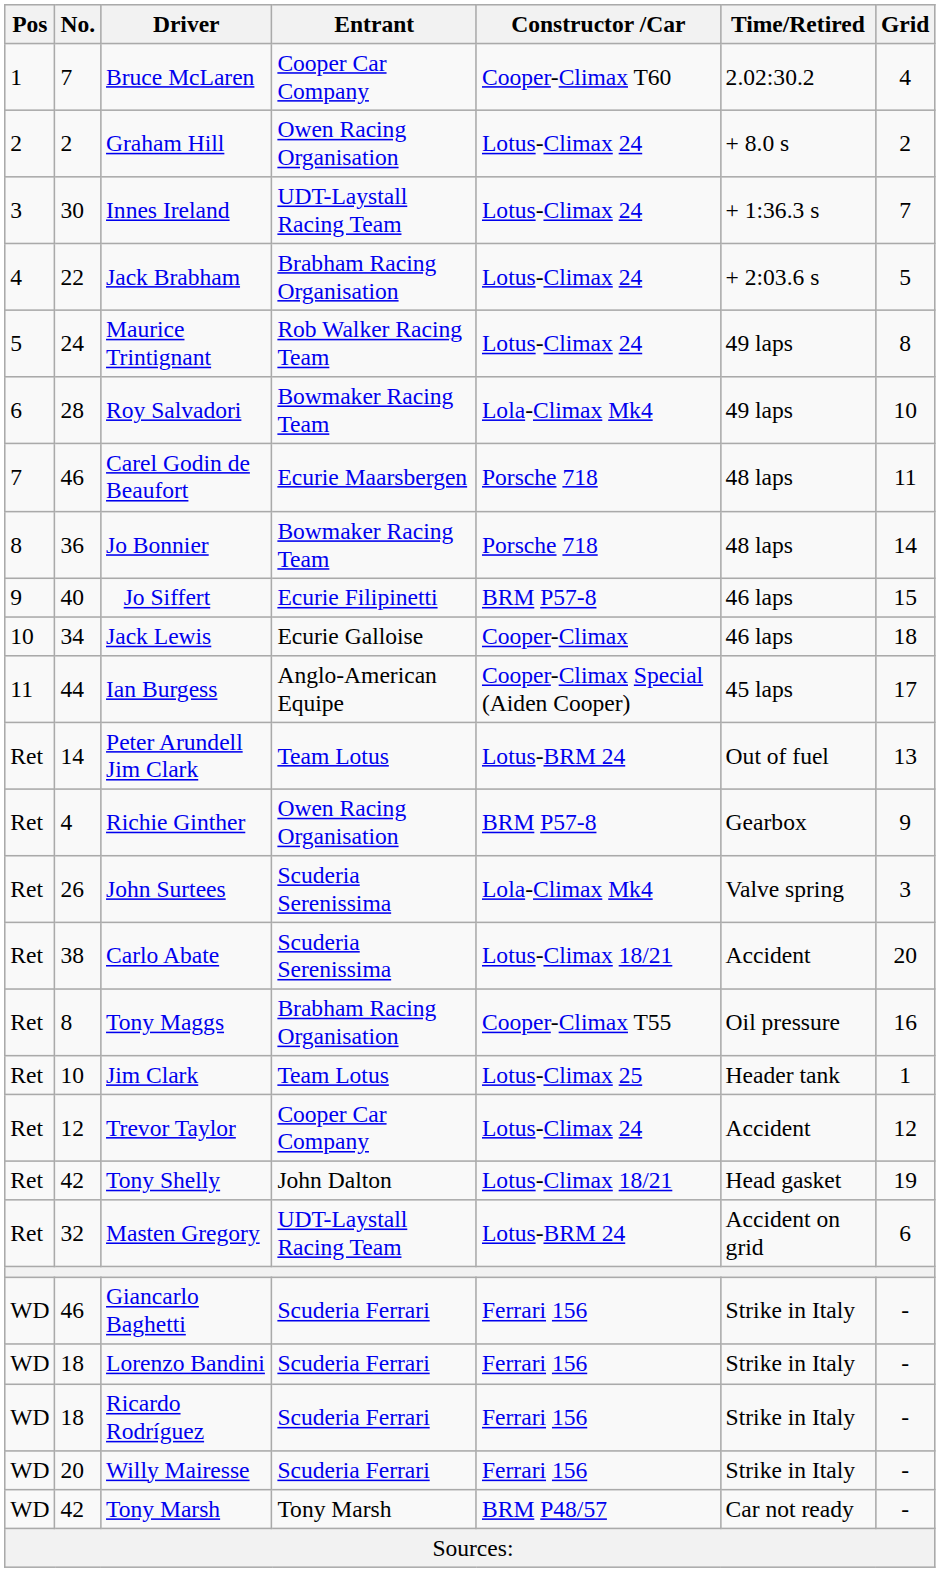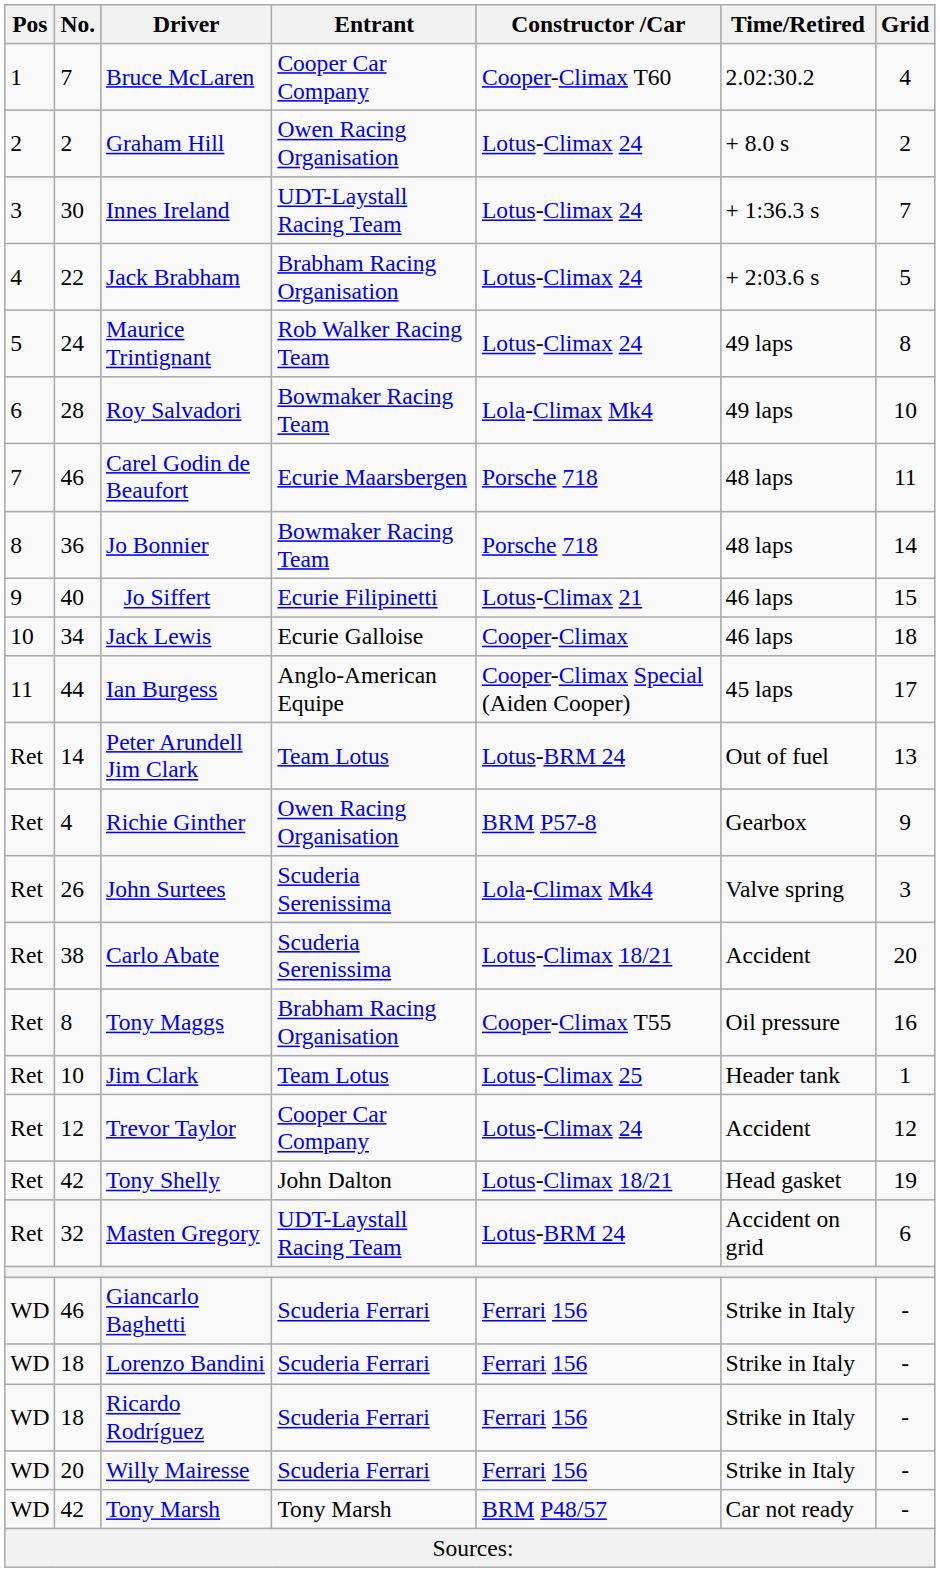(539, 596) BRM P57-8 -> (562, 596) Lotus-Climax 21
